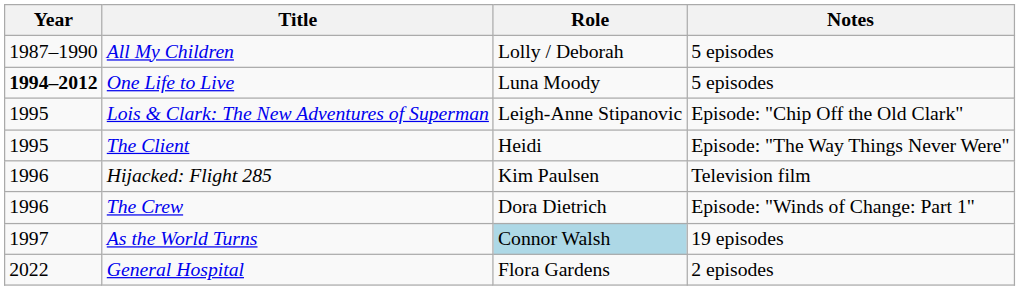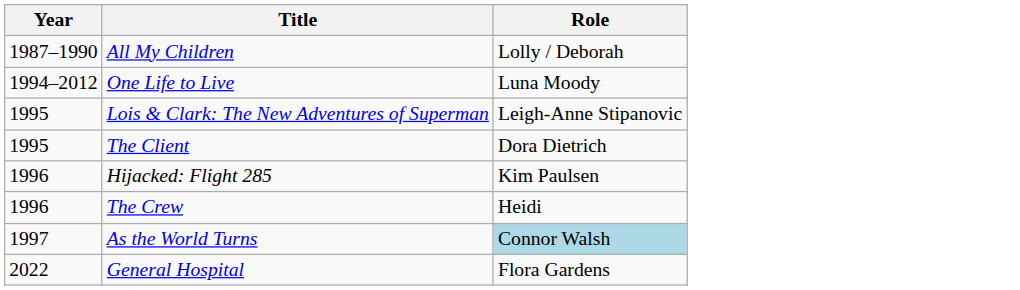- column: (850, 20)
(53, 82) bold -> (53, 82) normal
(520, 144) Heidi -> (552, 144) Dora Dietrich
(552, 207) Dora Dietrich -> (520, 207) Heidi
